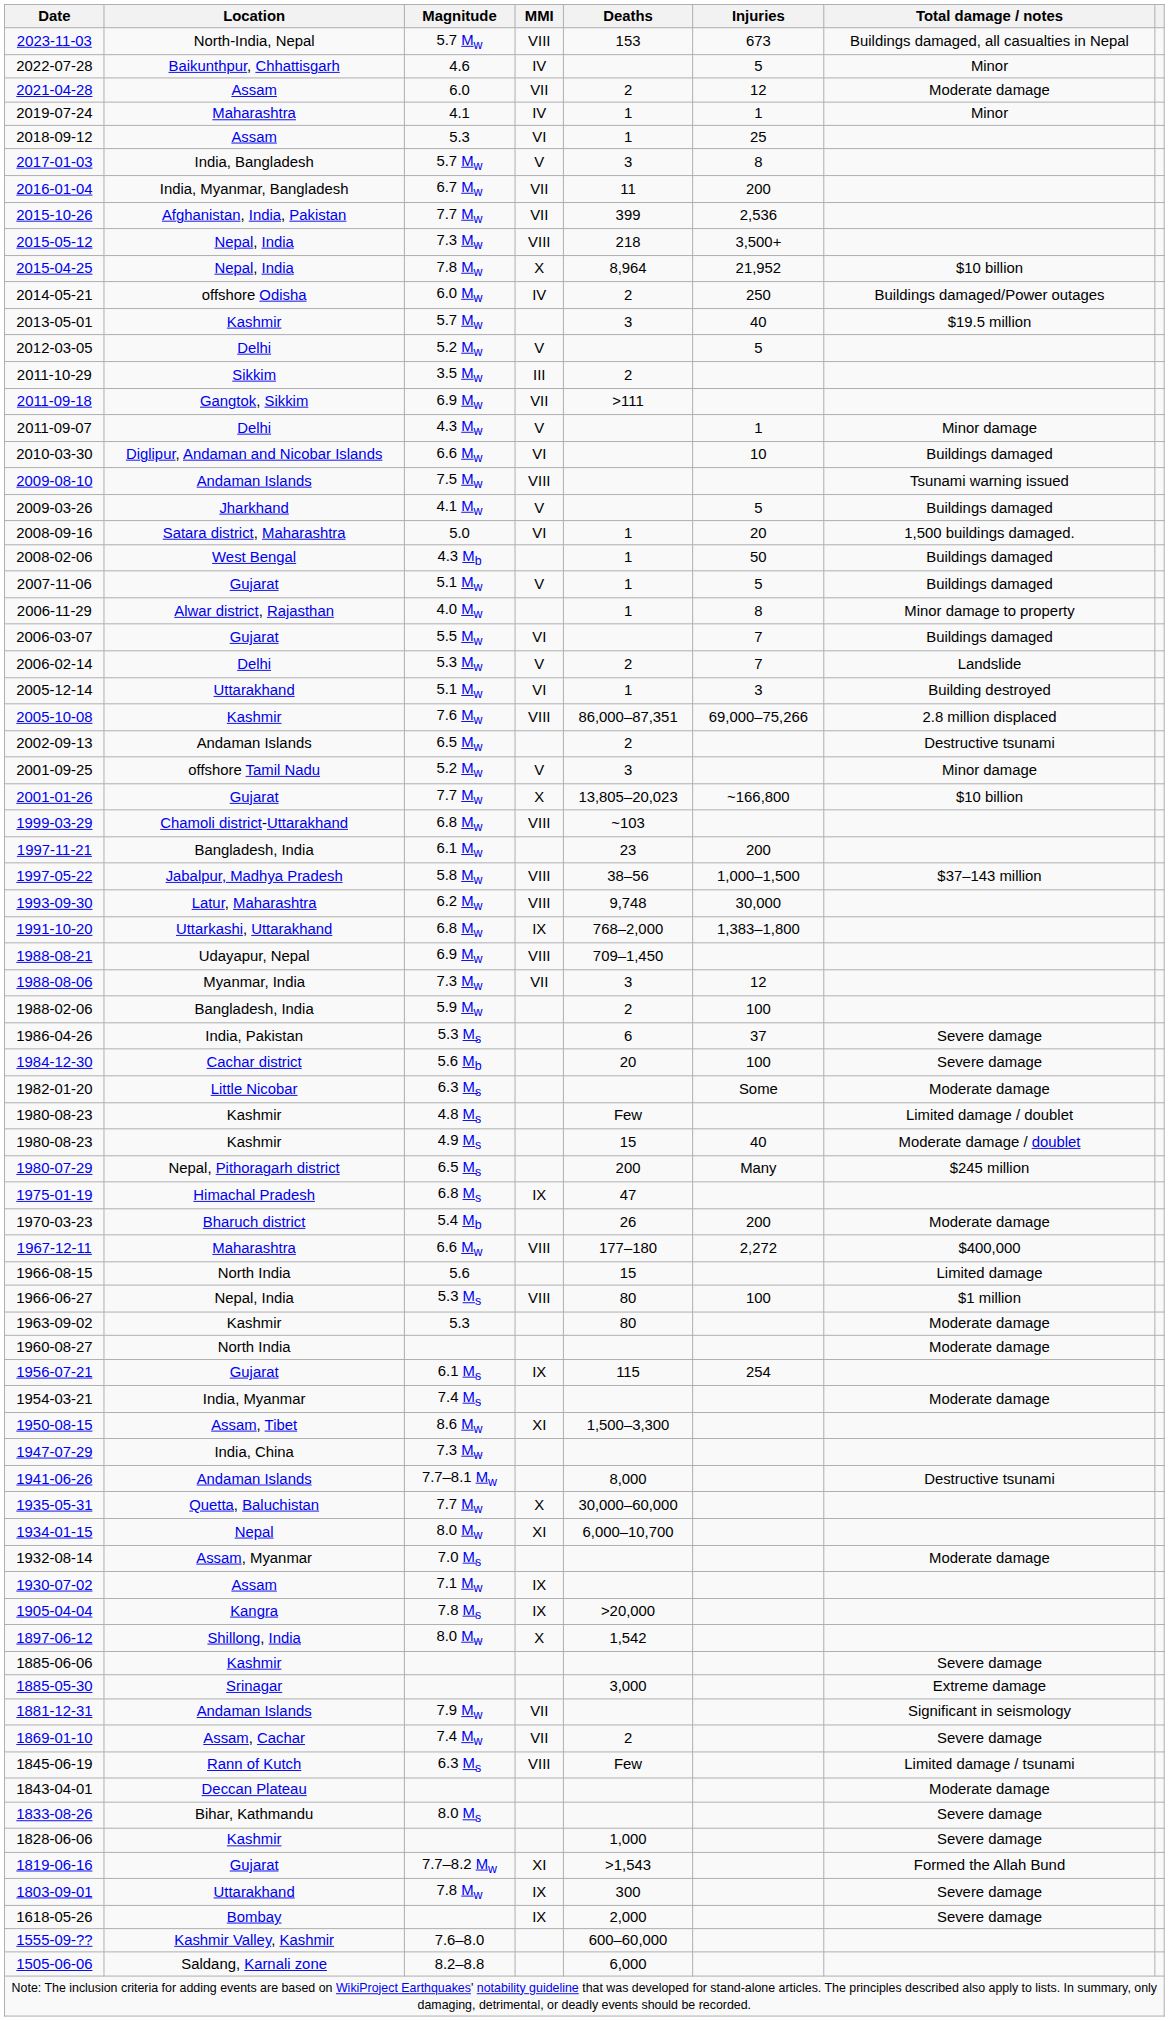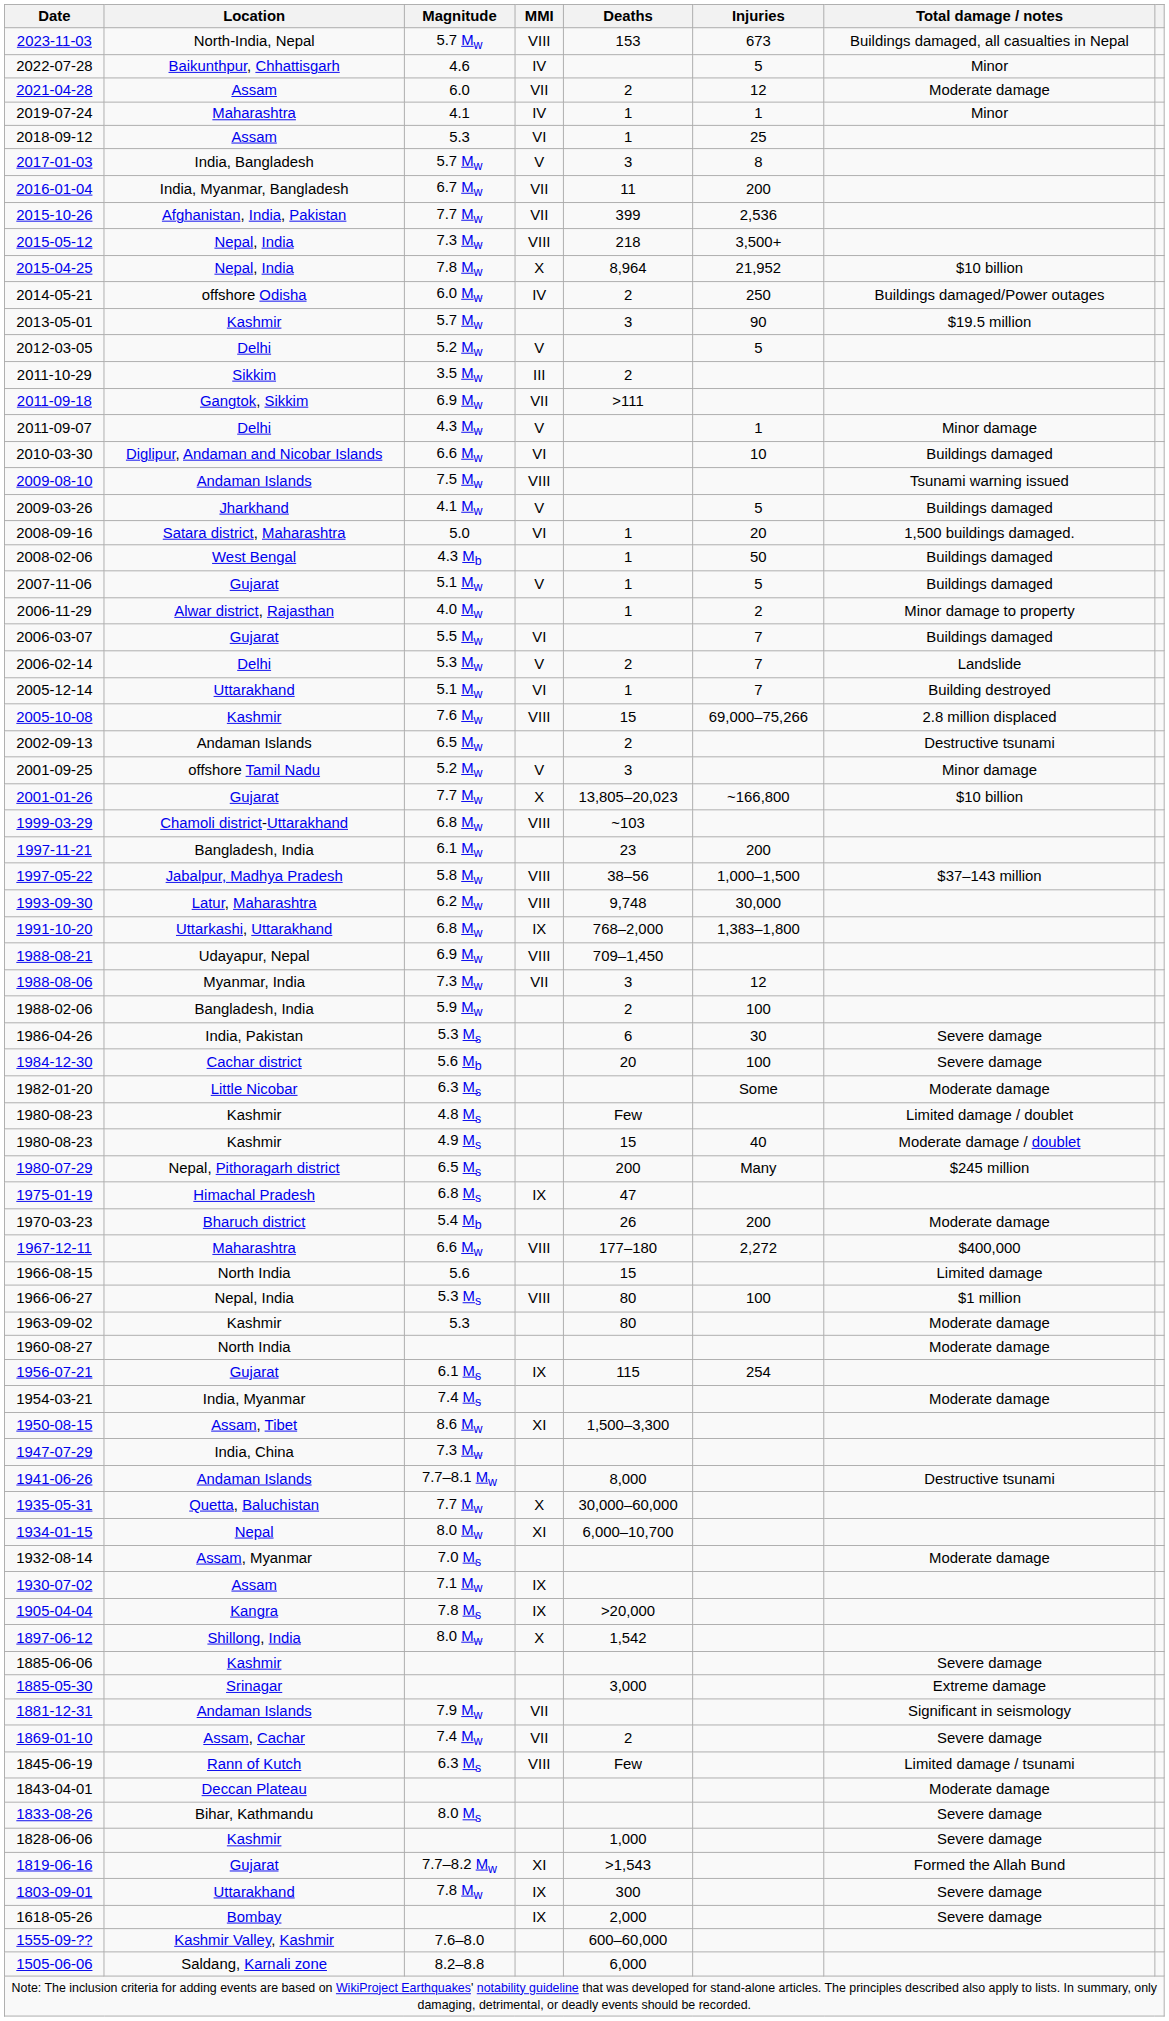(758, 321) 40 -> (758, 321) 90
(758, 610) 8 -> (758, 610) 2
(758, 690) 3 -> (758, 690) 7
(628, 717) 86,000–87,351 -> (628, 717) 15
(758, 1035) 37 -> (758, 1035) 30
